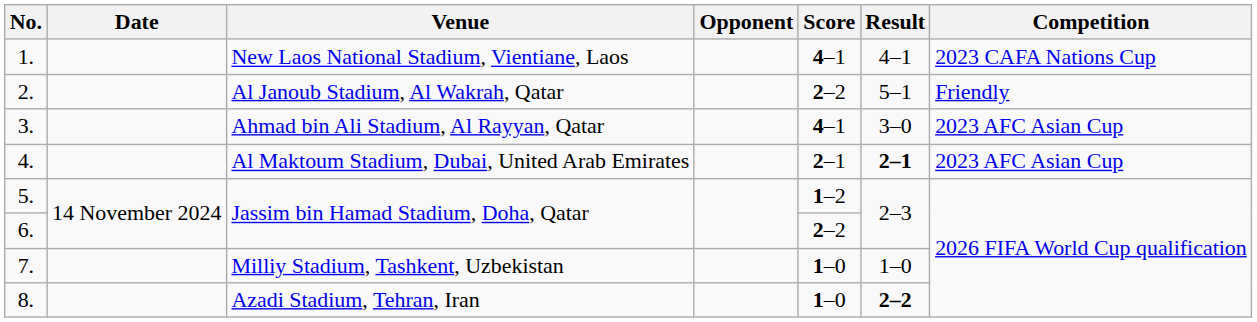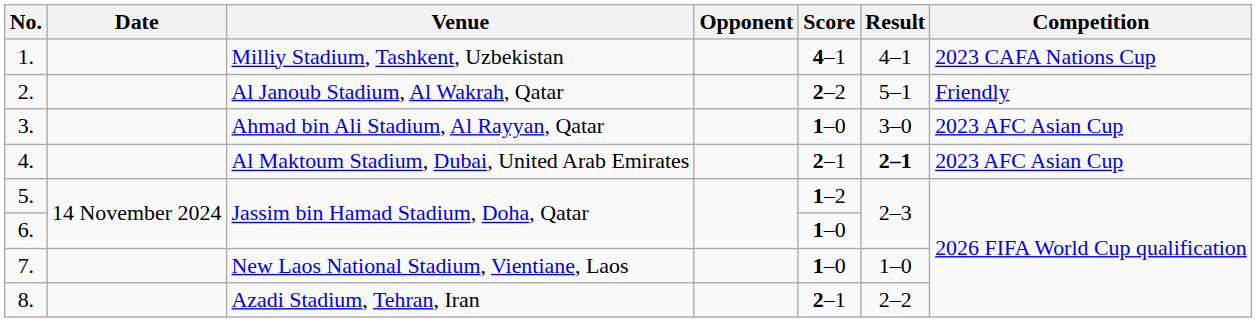(430, 56) New Laos National Stadium, Vientiane, Laos -> (398, 56) Milliy Stadium, Tashkent, Uzbekistan
(829, 126) 4–1 -> (829, 126) 1–0
(829, 230) 2–2 -> (829, 230) 1–0
(398, 265) Milliy Stadium, Tashkent, Uzbekistan -> (430, 265) New Laos National Stadium, Vientiane, Laos
(829, 299) 1–0 -> (829, 299) 2–1
(895, 299) bold -> (895, 299) normal
